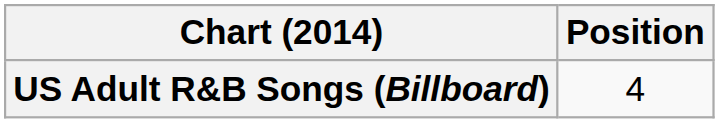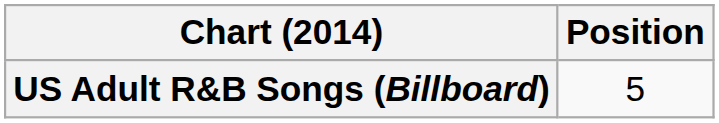(635, 88) 4 -> (635, 88) 5
